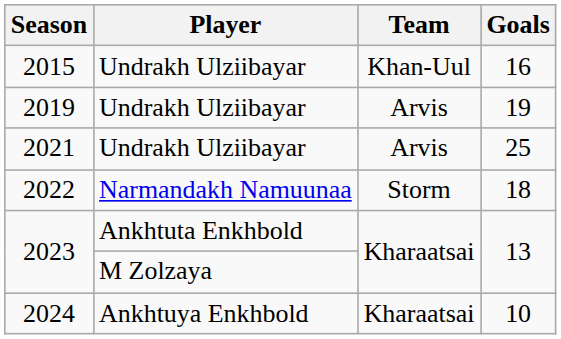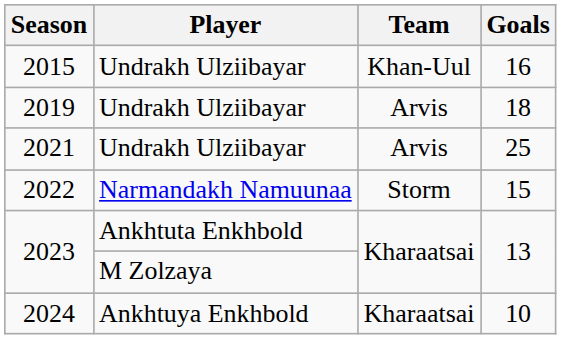(518, 107) 19 -> (518, 107) 18
(518, 189) 18 -> (518, 189) 15
